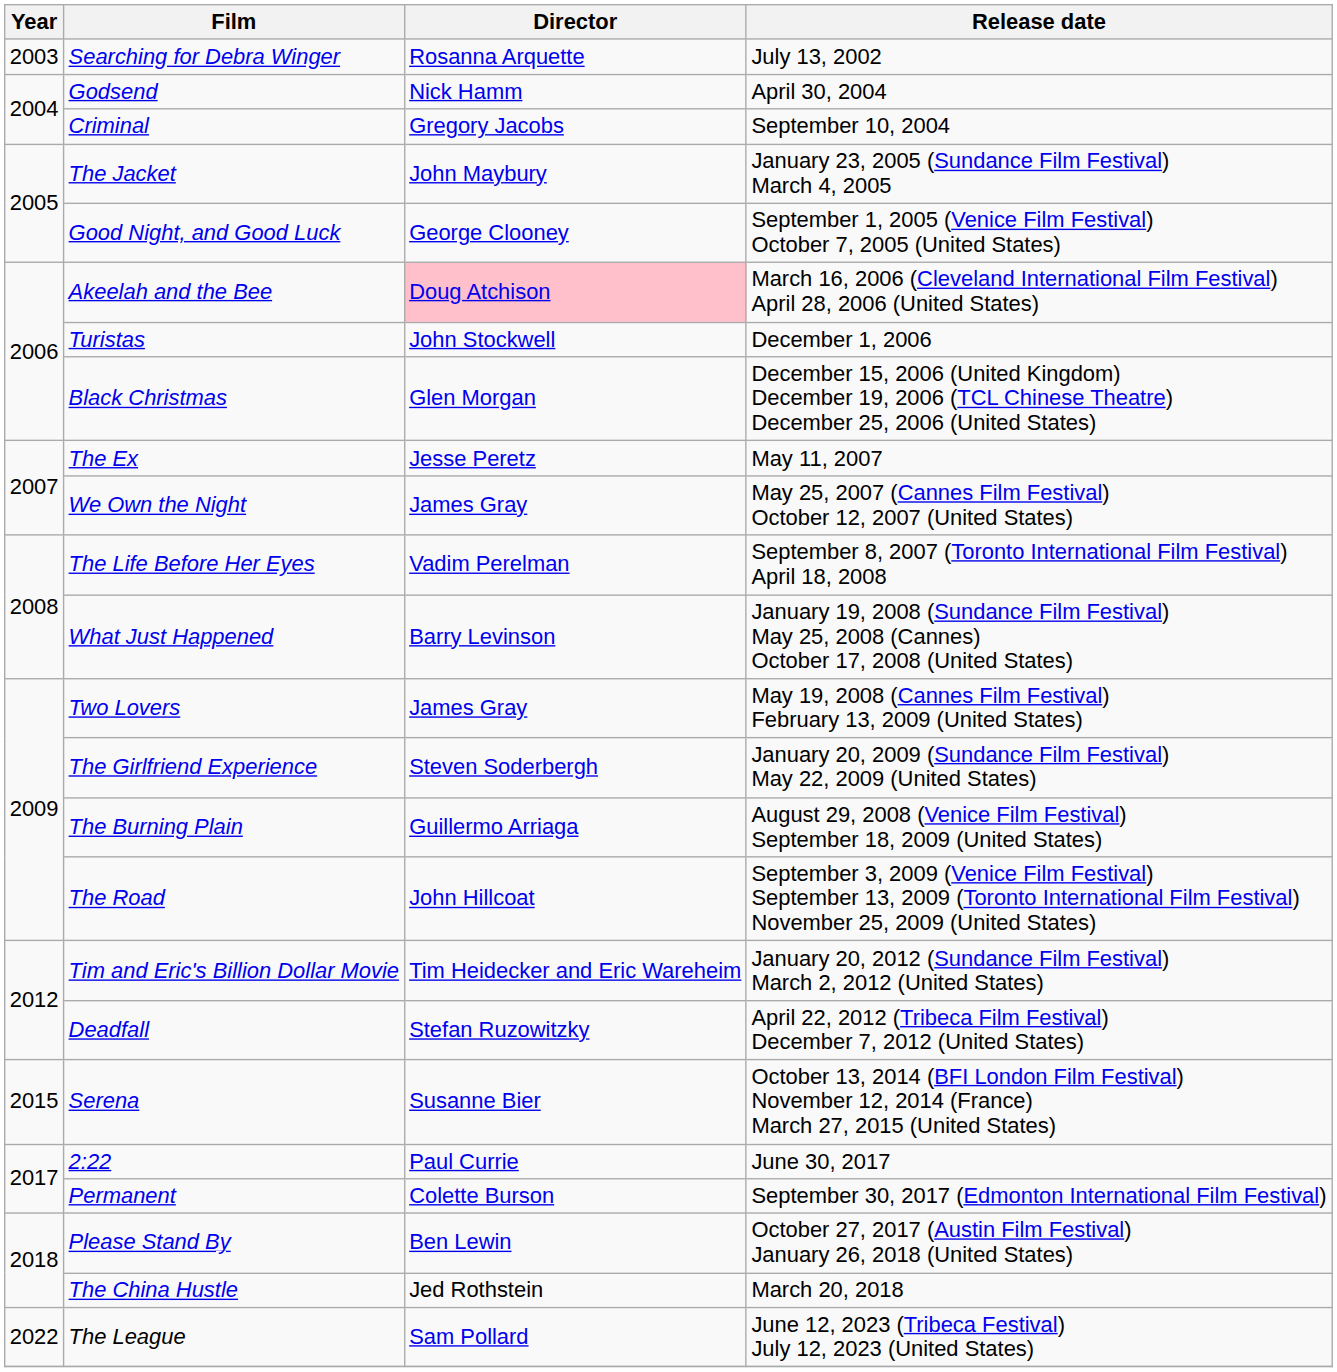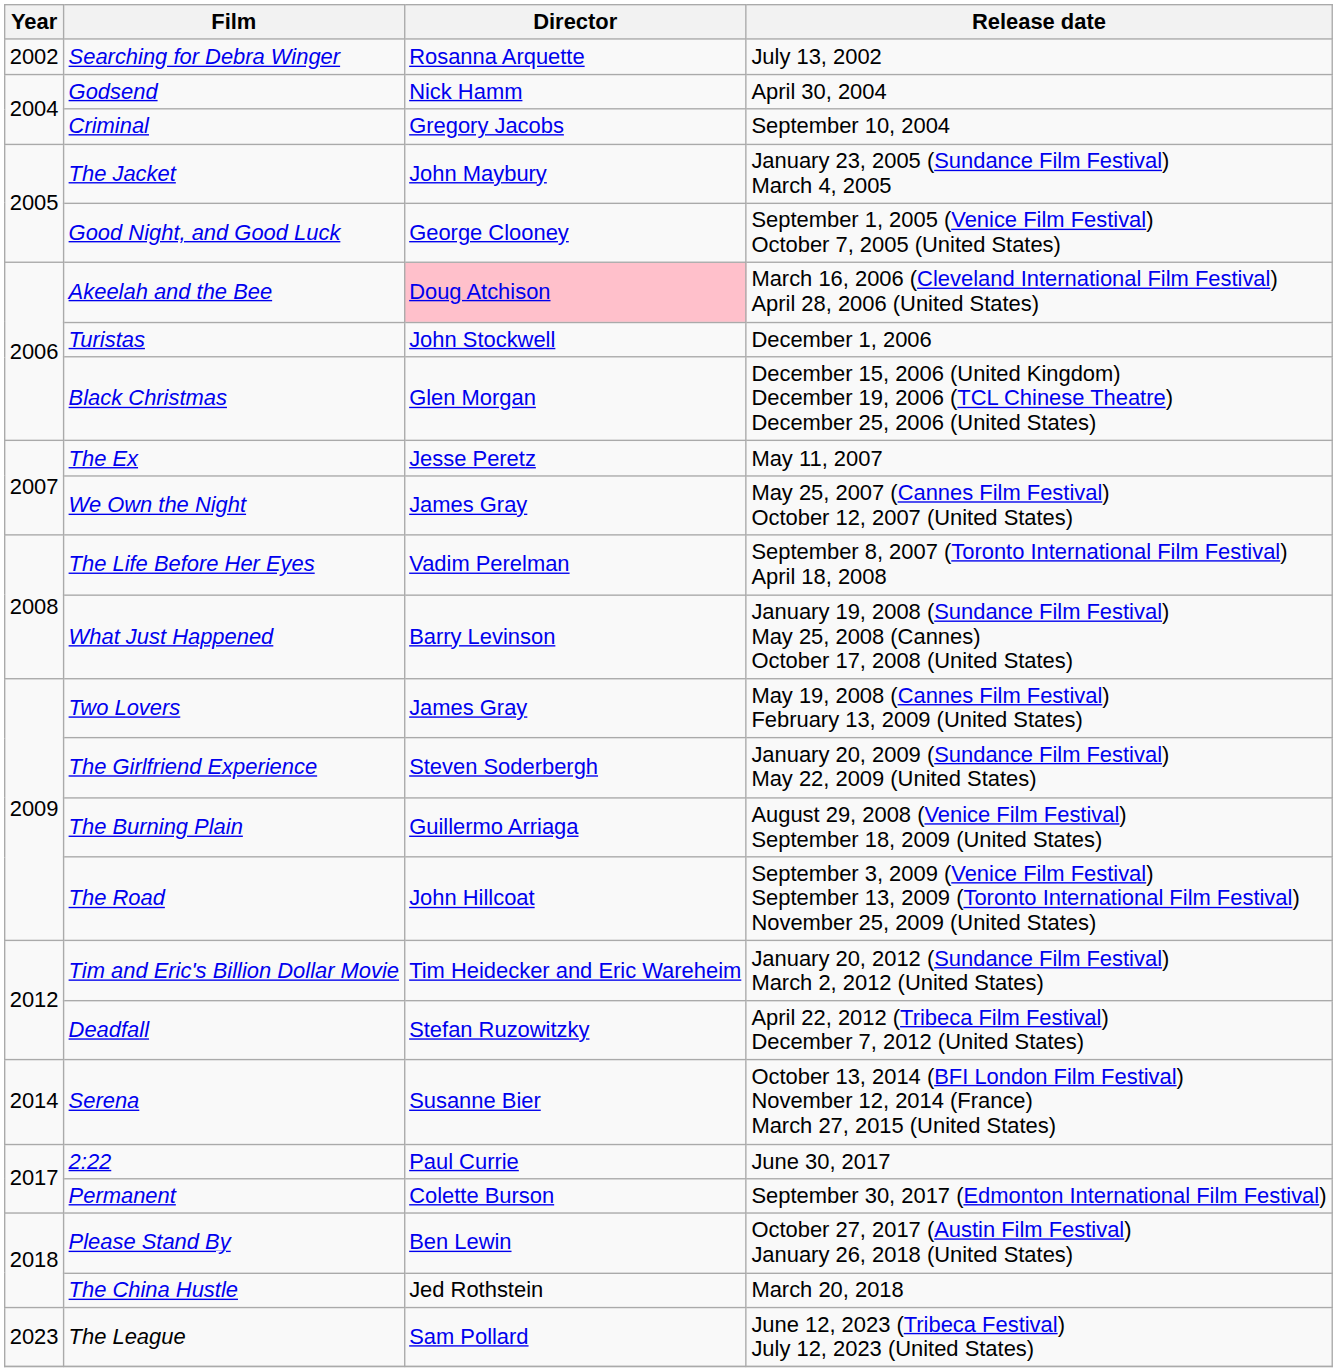(34, 56) 2003 -> (34, 56) 2002
(34, 1101) 2015 -> (34, 1101) 2014
(34, 1337) 2022 -> (34, 1337) 2023
